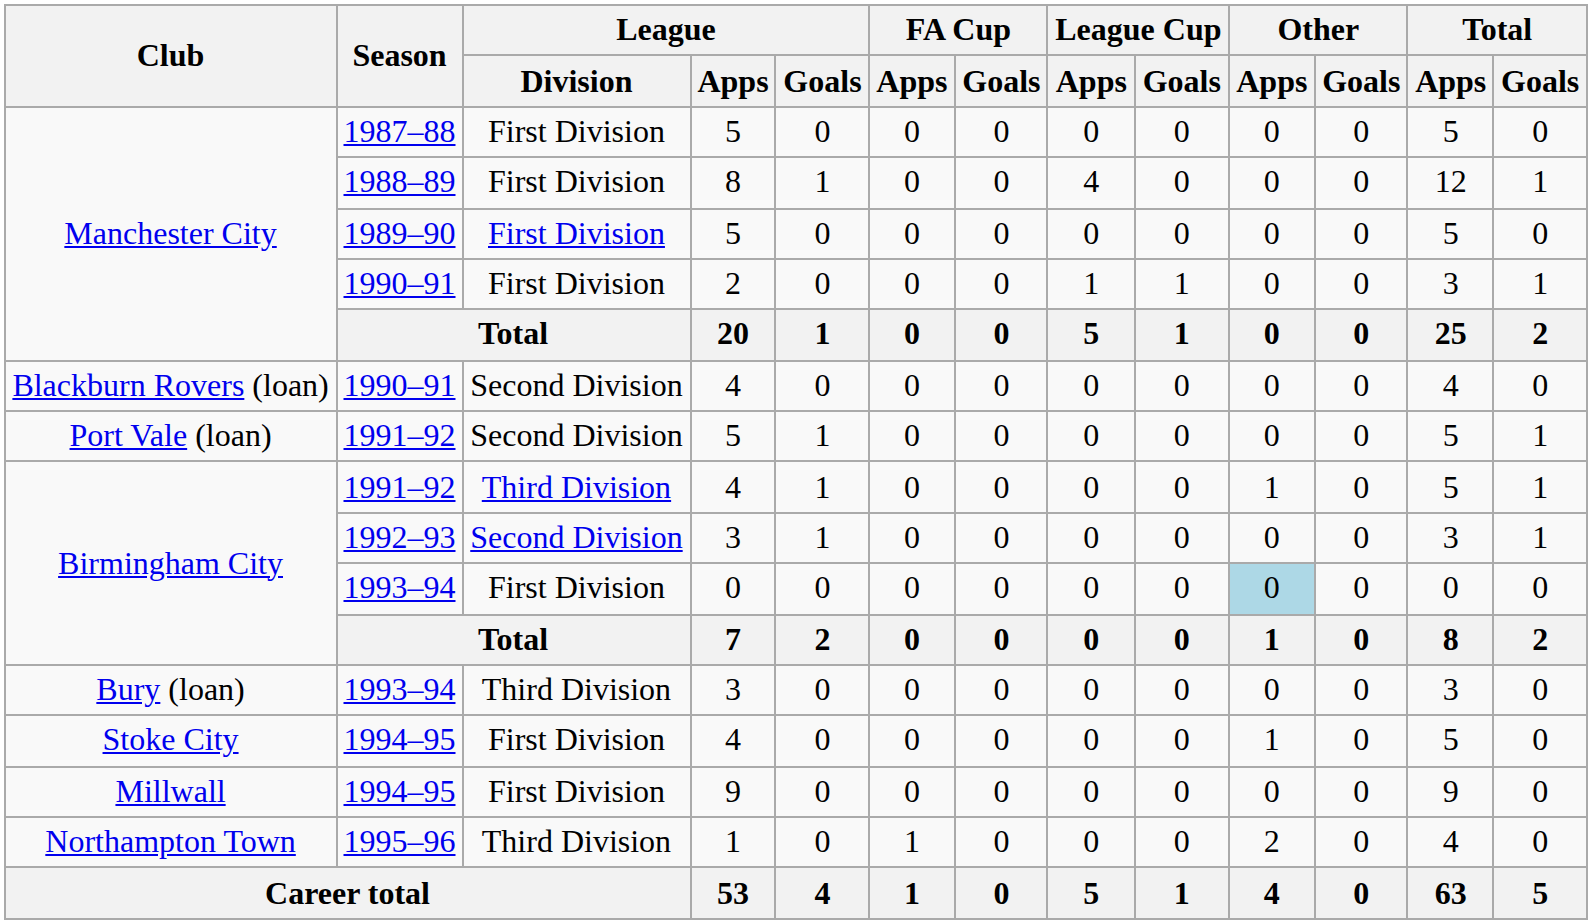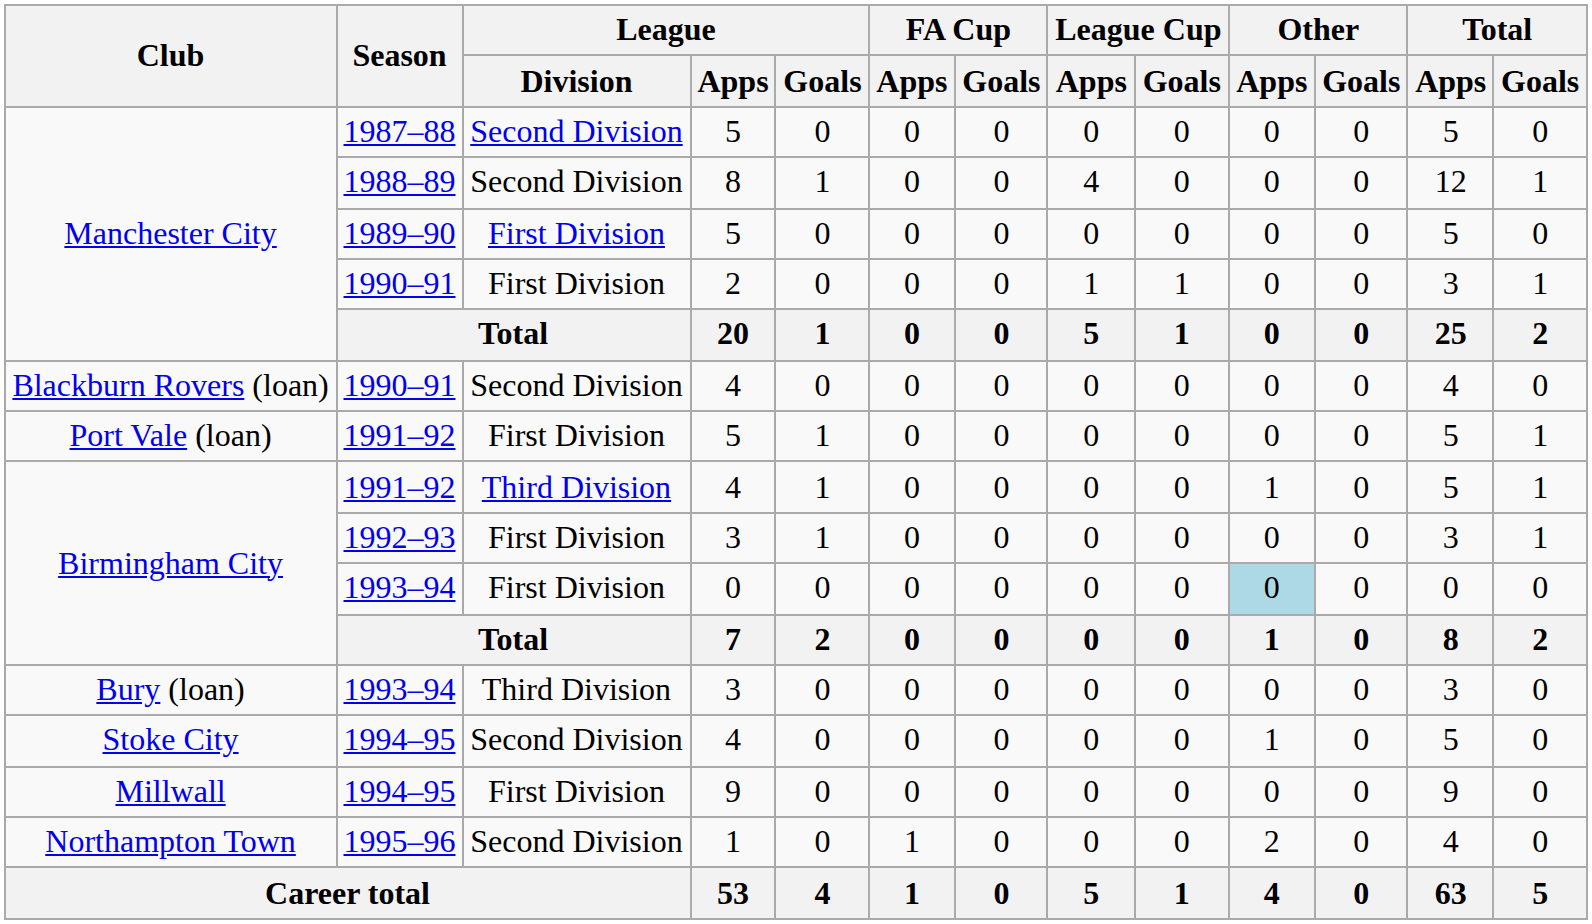(576, 131) First Division -> (576, 131) Second Division
(576, 182) First Division -> (576, 182) Second Division
(576, 435) Second Division -> (576, 435) First Division
(576, 537) Second Division -> (576, 537) First Division
(576, 740) First Division -> (576, 740) Second Division
(576, 841) Third Division -> (576, 841) Second Division
